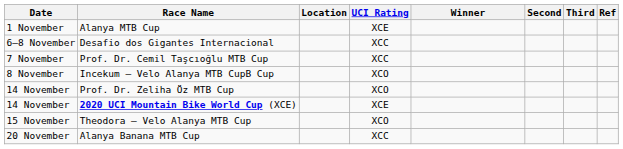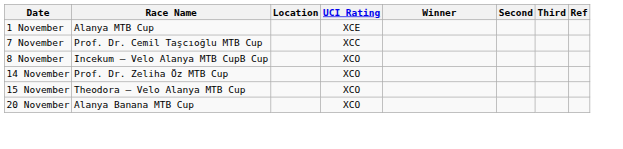- row: (177, 43)
- row: (188, 105)
(380, 136) XCC -> (352, 105) XCO
